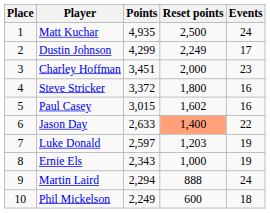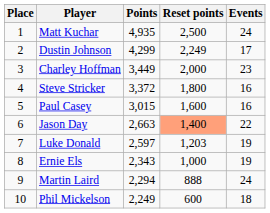(142, 69) 3,451 -> (142, 69) 3,449
(193, 106) 1,602 -> (193, 106) 1,600
(142, 124) 2,633 -> (142, 124) 2,663
